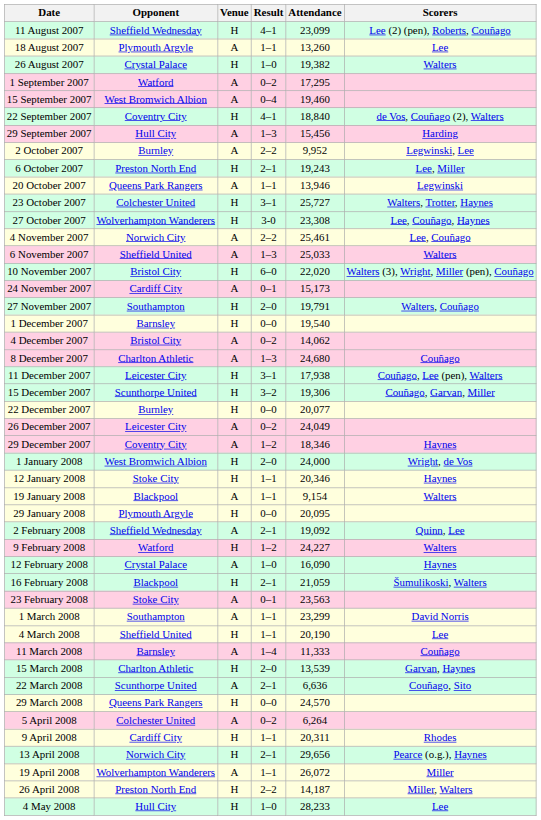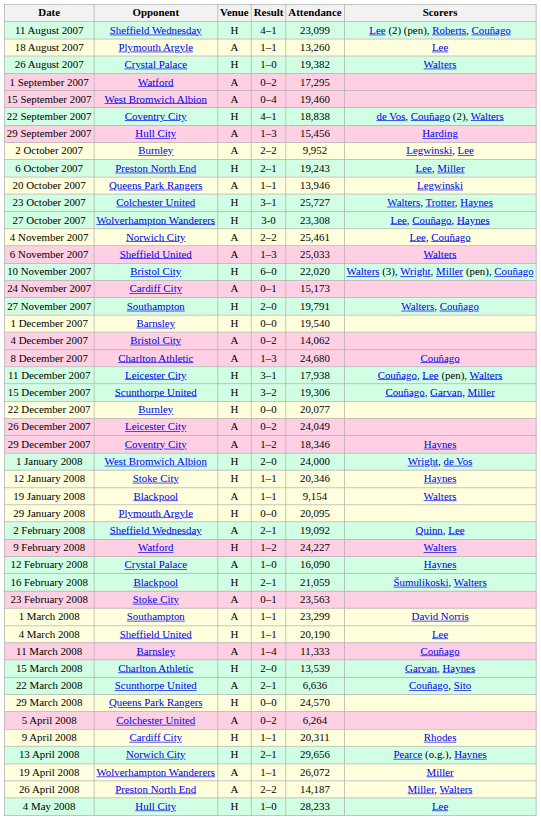(315, 116) 18,840 -> (315, 116) 18,838
(234, 789) H -> (234, 789) A
